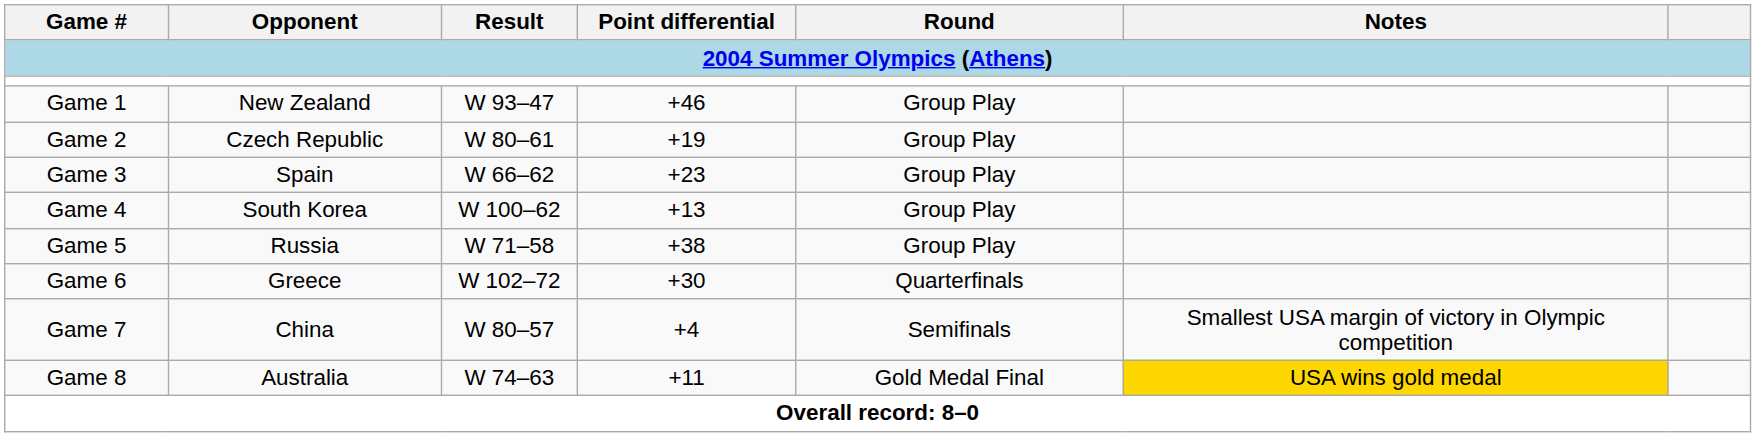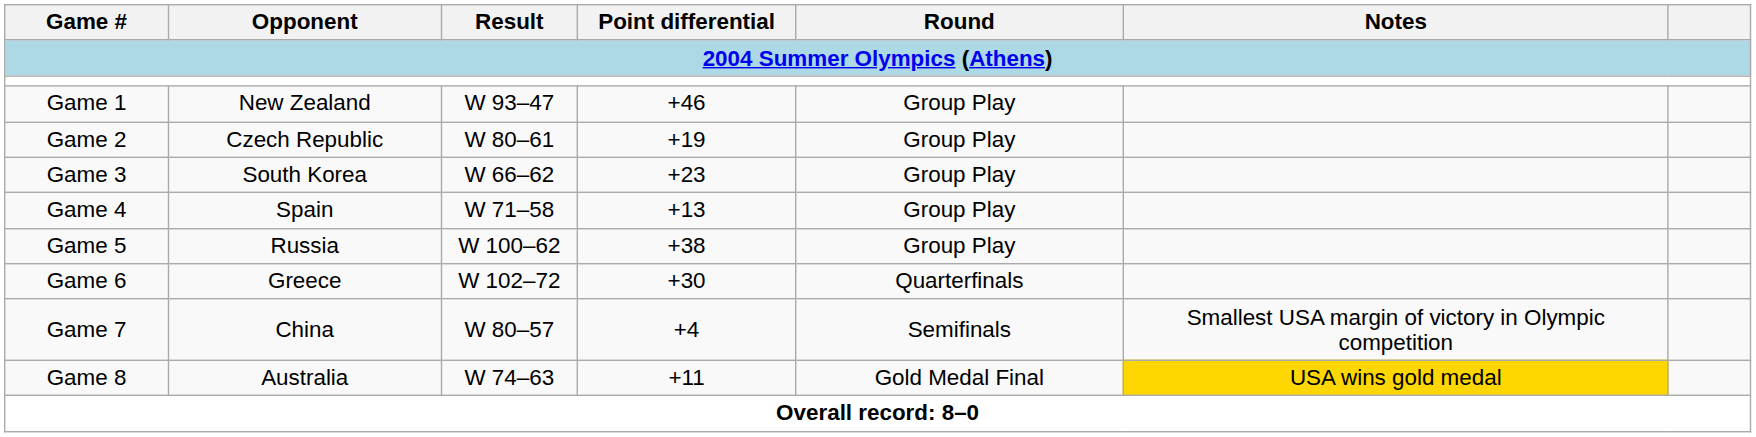(305, 174) Spain -> (305, 174) South Korea
(305, 210) South Korea -> (305, 210) Spain
(509, 210) W 100–62 -> (509, 210) W 71–58
(509, 245) W 71–58 -> (509, 245) W 100–62
